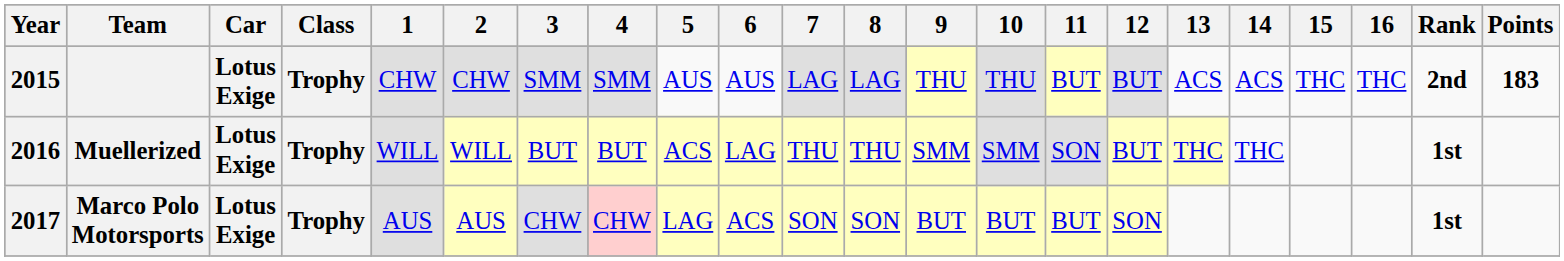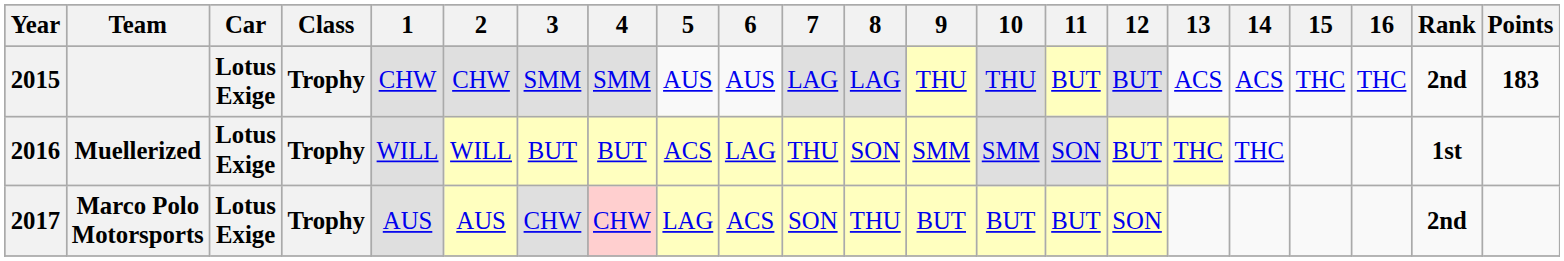(875, 150) THU -> (875, 150) SON
(875, 220) SON -> (875, 220) THU
(1447, 220) 1st -> (1447, 220) 2nd
